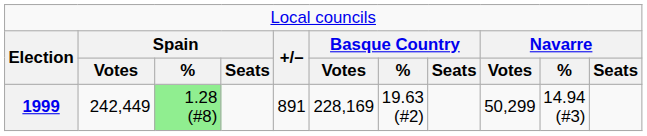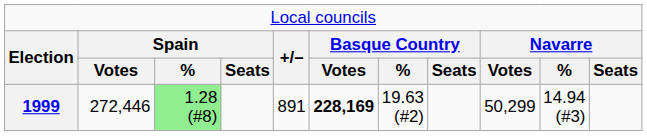(120, 107) 242,449 -> (120, 107) 272,446
(344, 107) normal -> (344, 107) bold
